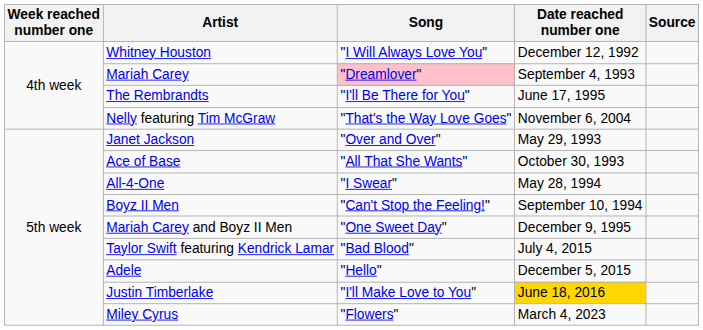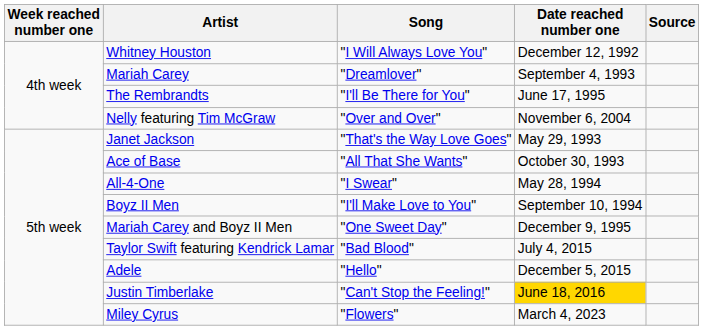(381, 74) pink background -> (381, 74) no background
(426, 118) "That's the Way Love Goes" -> (391, 118) "Over and Over"
(391, 140) "Over and Over" -> (426, 140) "That's the Way Love Goes"
(415, 205) "Can't Stop the Feeling!" -> (408, 205) "I'll Make Love to You"
(408, 292) "I'll Make Love to You" -> (415, 292) "Can't Stop the Feeling!"
